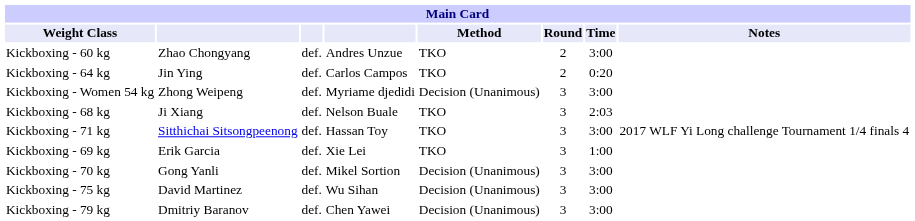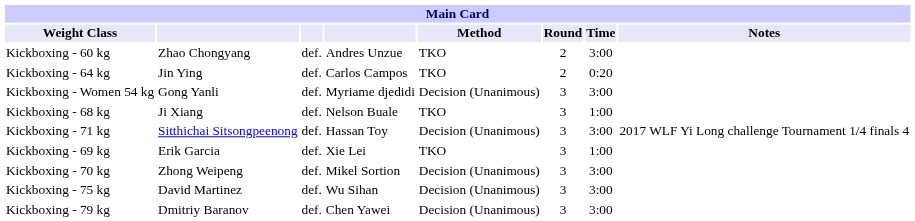(200, 92) Zhong Weipeng -> (188, 92) Gong Yanli
(601, 111) 2:03 -> (601, 111) 1:00
(433, 131) TKO -> (479, 131) Decision (Unanimous)
(188, 170) Gong Yanli -> (200, 170) Zhong Weipeng
